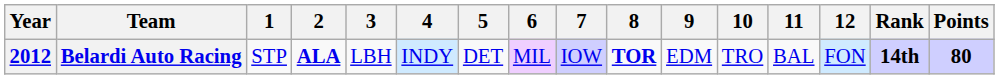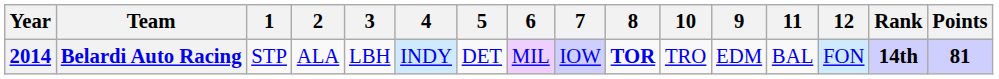columns swapped: (689, 21) <-> (743, 21)
(30, 56) 2012 -> (30, 56) 2014
(319, 56) bold -> (318, 56) normal
(961, 56) 80 -> (960, 56) 81
